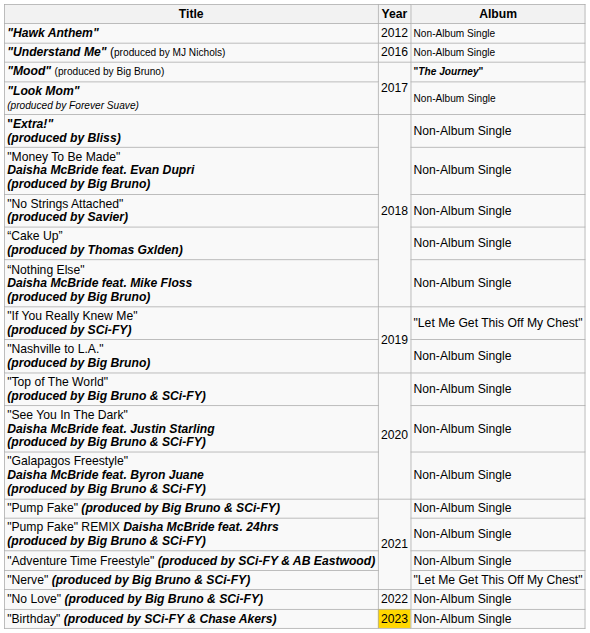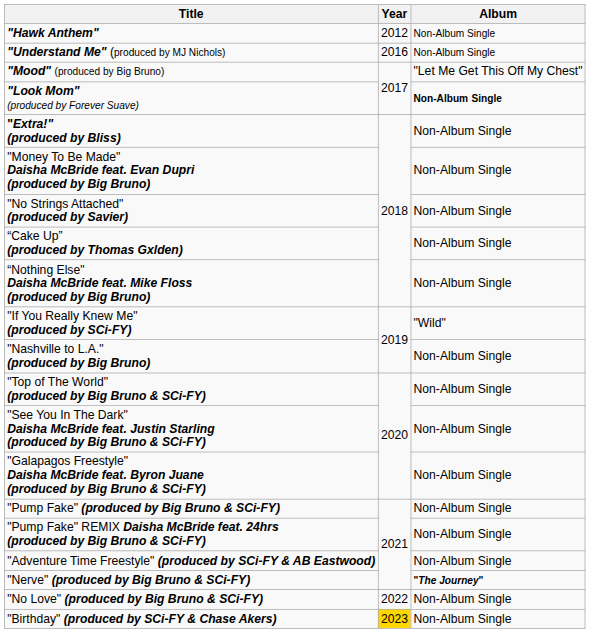(448, 72) "The Journey" -> (498, 71) "Let Me Get This Off My Chest"
(455, 98) normal -> (458, 98) bold
(498, 323) "Let Me Get This Off My Chest" -> (430, 323) "Wild"
(498, 580) "Let Me Get This Off My Chest" -> (448, 580) "The Journey"
